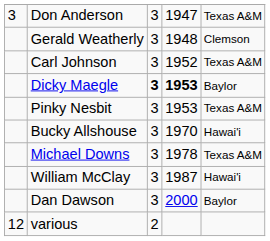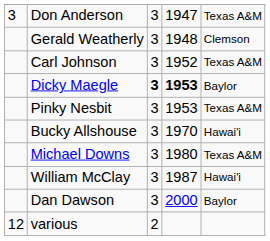(181, 154) 1978 -> (181, 154) 1980
